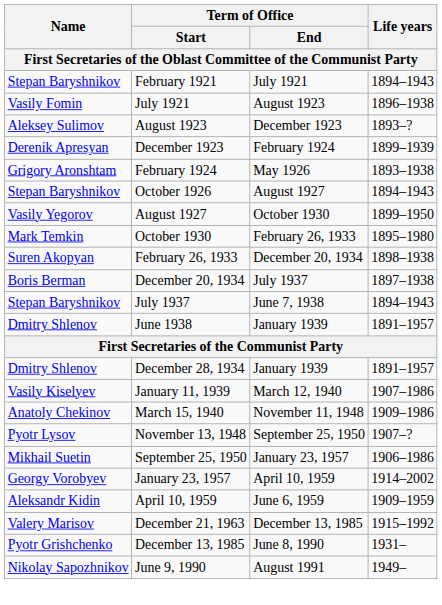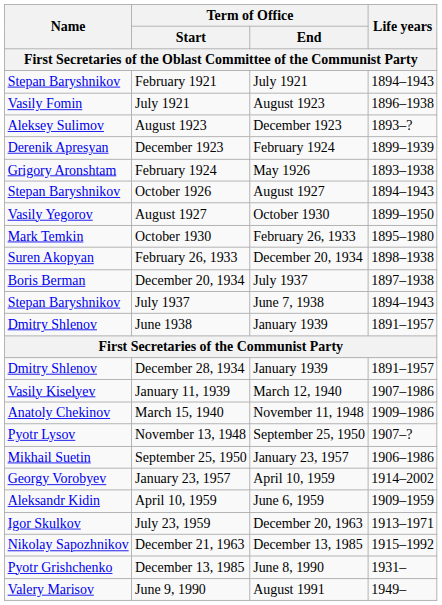+ row: (173, 523)
(51, 523) Valery Marisov -> (68, 545) Nikolay Sapozhnikov
(68, 567) Nikolay Sapozhnikov -> (51, 589) Valery Marisov
